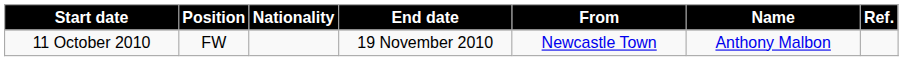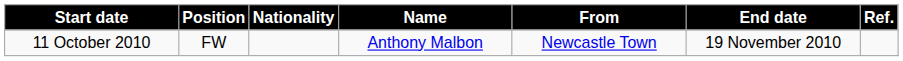columns swapped: (773, 18) <-> (425, 18)
